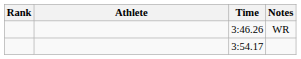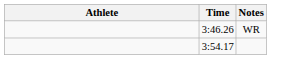- column: (19, 12)
